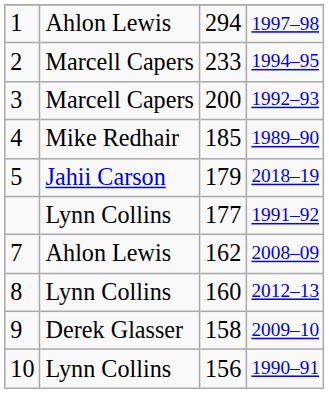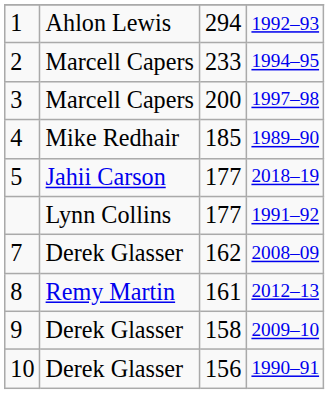(285, 23) 1997–98 -> (285, 23) 1992–93
(285, 100) 1992–93 -> (285, 100) 1997–98
(223, 176) 179 -> (223, 176) 177
(108, 253) Ahlon Lewis -> (114, 253) Derek Glasser
(108, 291) Lynn Collins -> (110, 291) Remy Martin
(223, 291) 160 -> (223, 291) 161
(108, 368) Lynn Collins -> (114, 368) Derek Glasser
